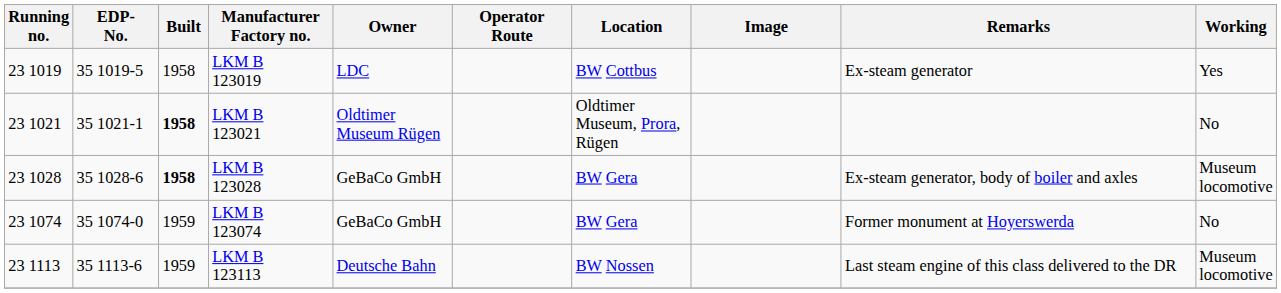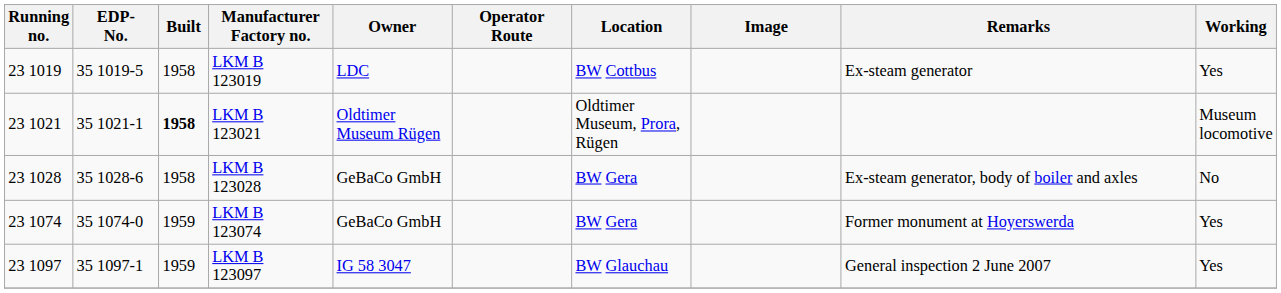(1209, 124) No -> (1236, 124) Museum locomotive
(179, 177) bold -> (179, 177) normal
(1236, 177) Museum locomotive -> (1209, 177) No
(1209, 221) No -> (1211, 221) Yes
+ row: (238, 266)
- row: (238, 266)
